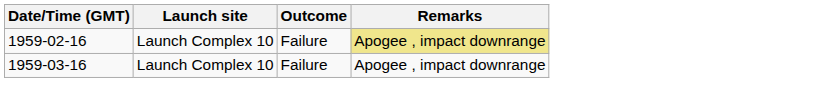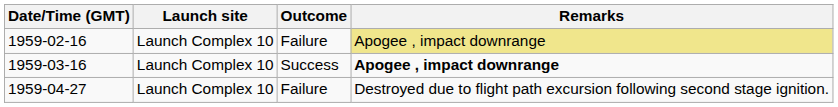(304, 65) Failure -> (310, 65) Success
(450, 65) normal -> (457, 65) bold
+ row: (47, 89)
